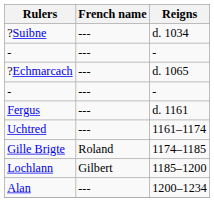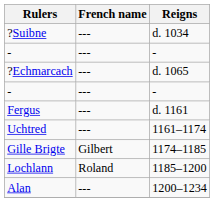(96, 149) Roland -> (96, 149) Gilbert
(96, 168) Gilbert -> (96, 168) Roland
